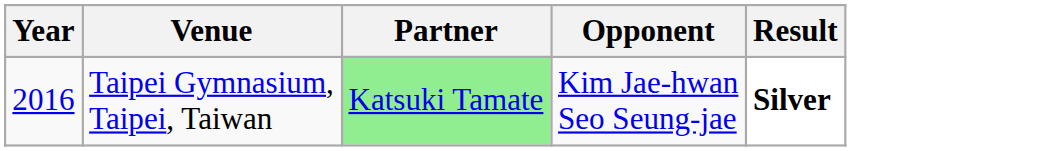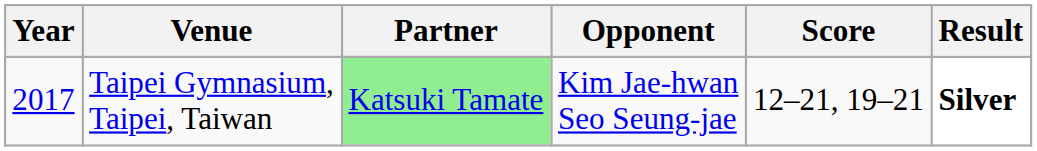+ column: (838, 30)
(43, 100) 2016 -> (43, 100) 2017
